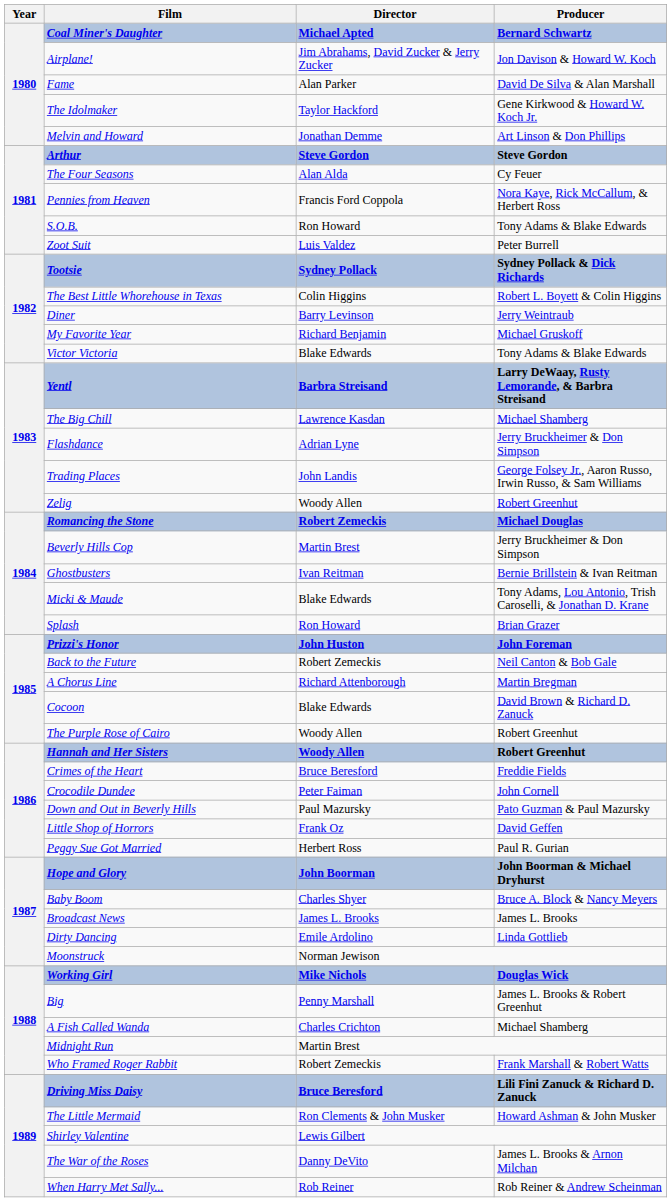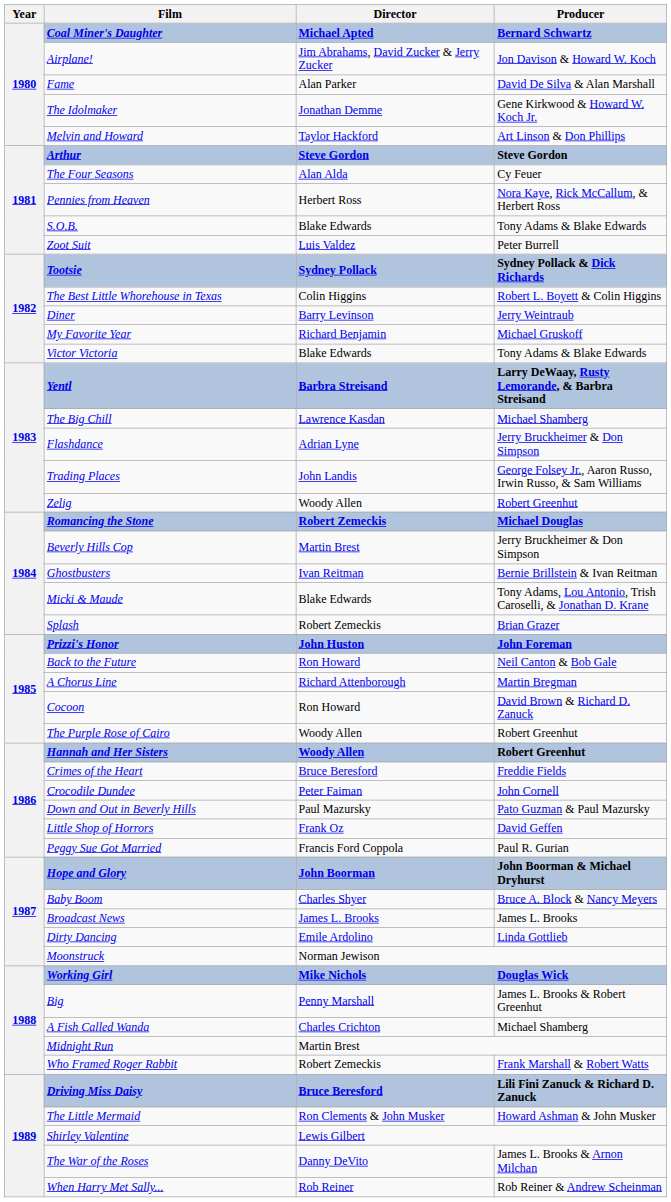(338, 110) Taylor Hackford -> (340, 110) Jonathan Demme
(340, 136) Jonathan Demme -> (338, 136) Taylor Hackford
(351, 200) Francis Ford Coppola -> (330, 200) Herbert Ross
(329, 225) Ron Howard -> (335, 225) Blake Edwards
(329, 624) Ron Howard -> (340, 624) Robert Zemeckis
(340, 662) Robert Zemeckis -> (329, 662) Ron Howard
(335, 707) Blake Edwards -> (329, 707) Ron Howard
(330, 847) Herbert Ross -> (351, 847) Francis Ford Coppola
